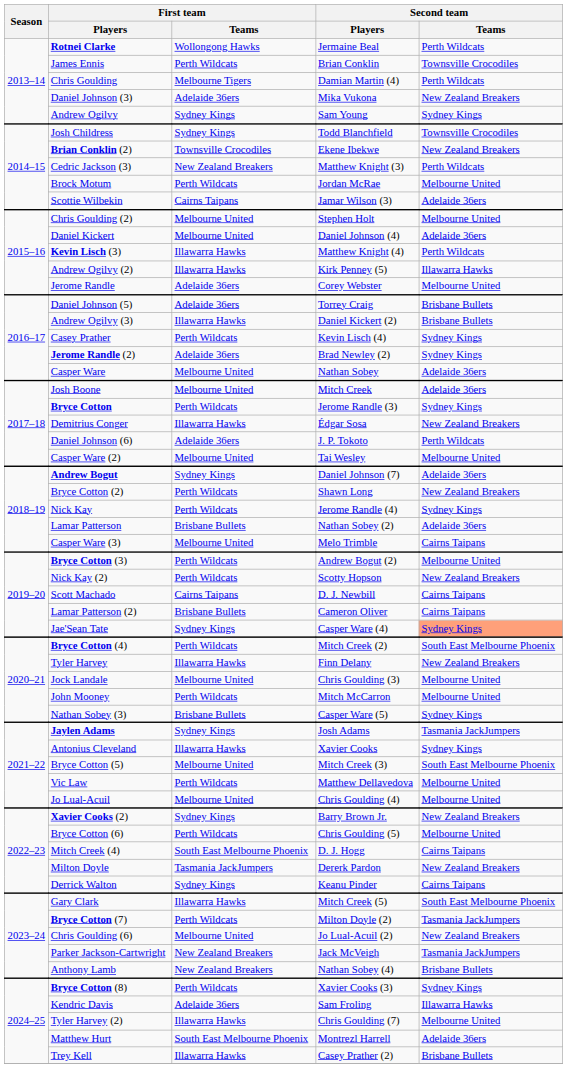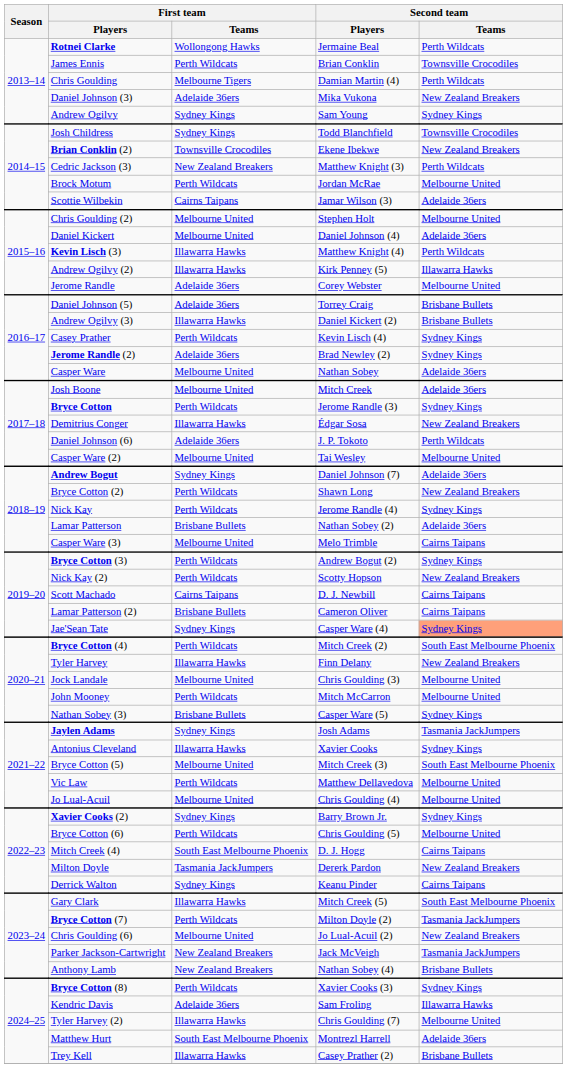(461, 560) Melbourne United -> (452, 560) Sydney Kings
(471, 816) New Zealand Breakers -> (452, 816) Sydney Kings
